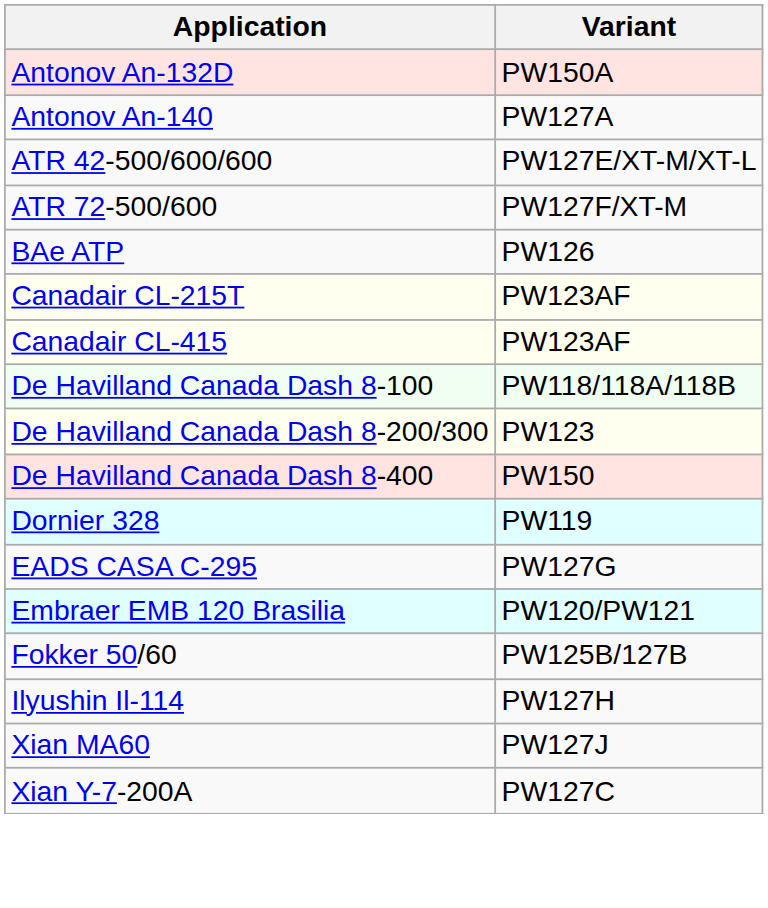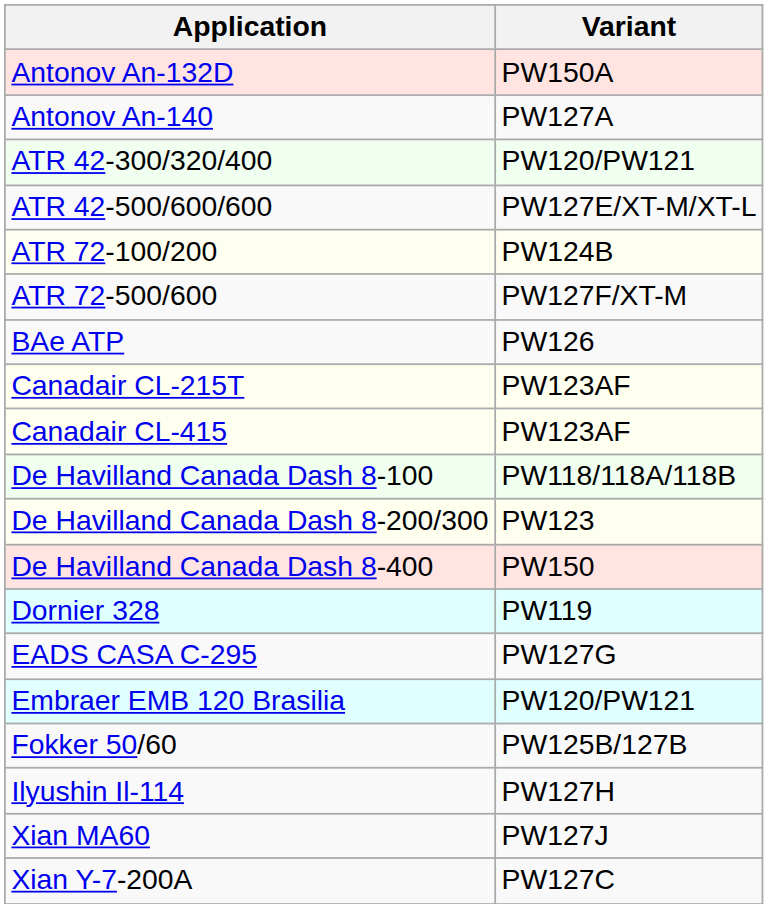+ row: (142, 161)
+ row: (114, 251)
